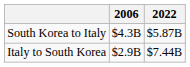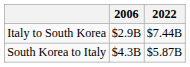rows swapped: (57, 33) <-> (57, 52)
